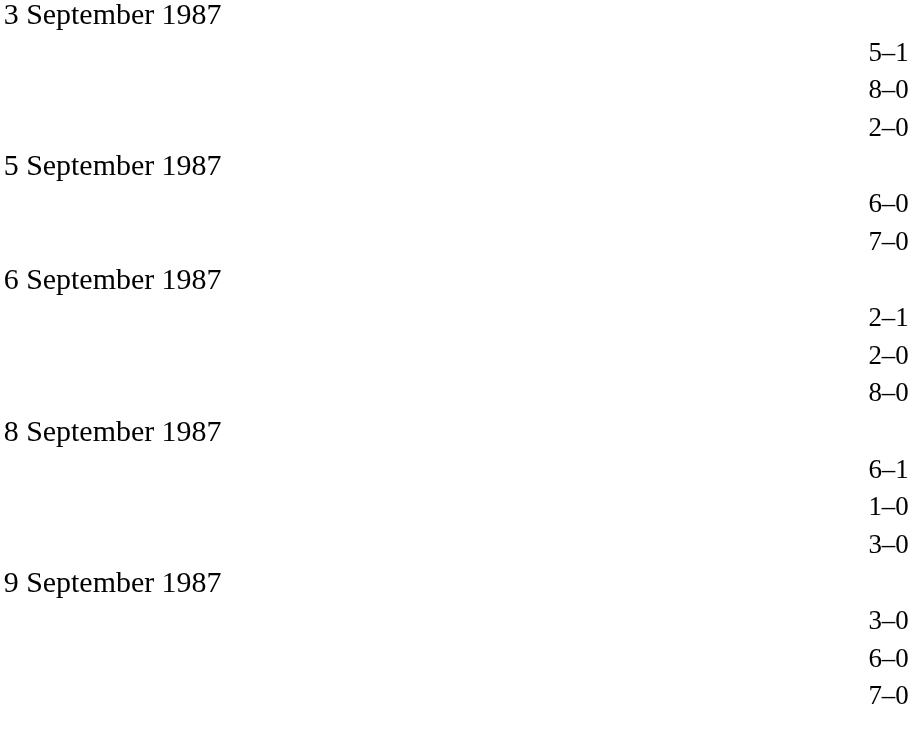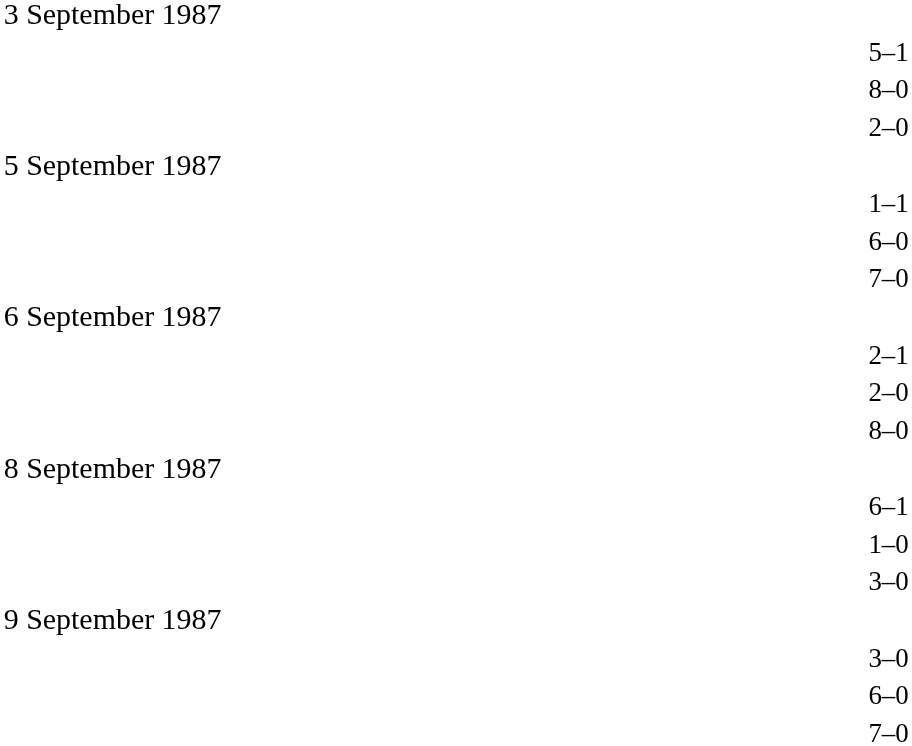+ row: (371, 204)
